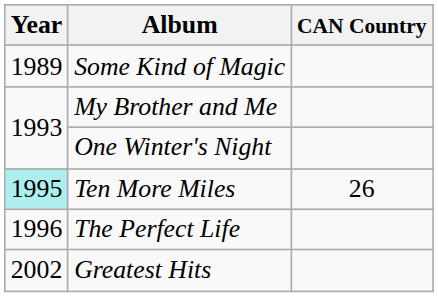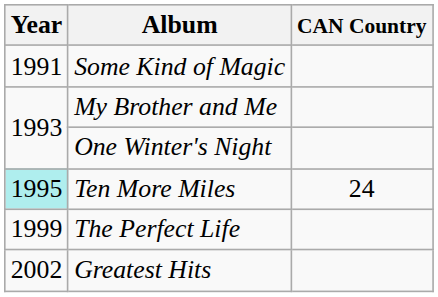(37, 65) 1989 -> (37, 65) 1991
(362, 188) 26 -> (362, 188) 24
(37, 229) 1996 -> (37, 229) 1999
